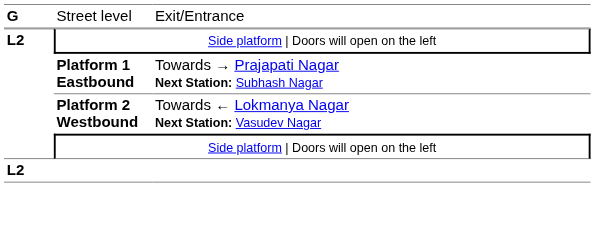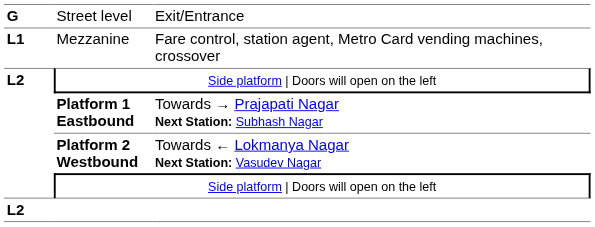+ row: (93, 39)
